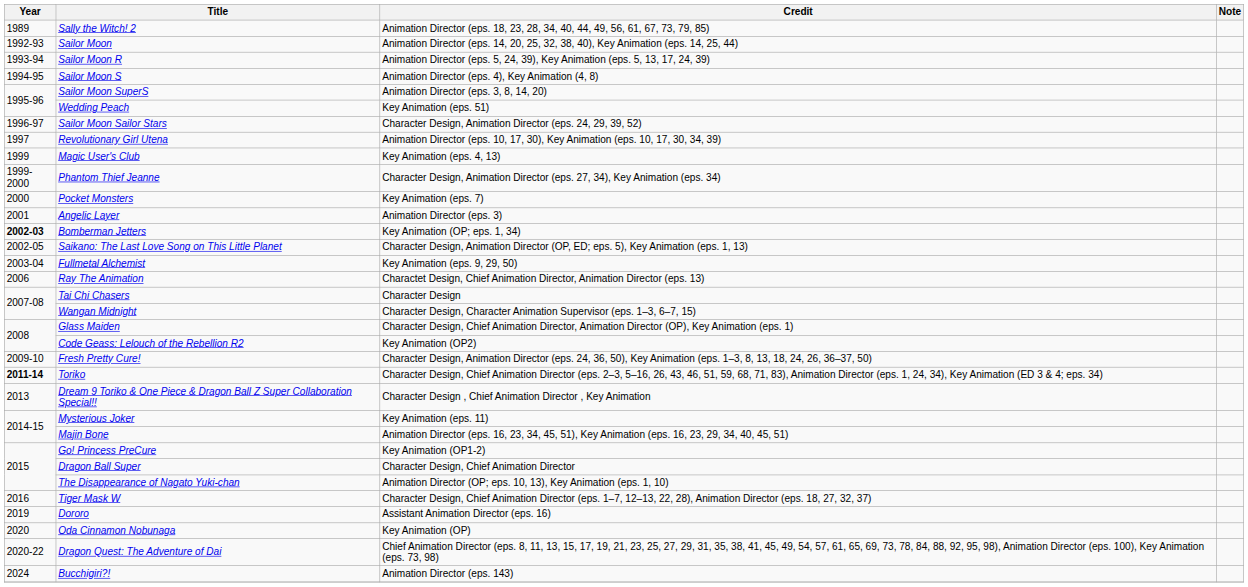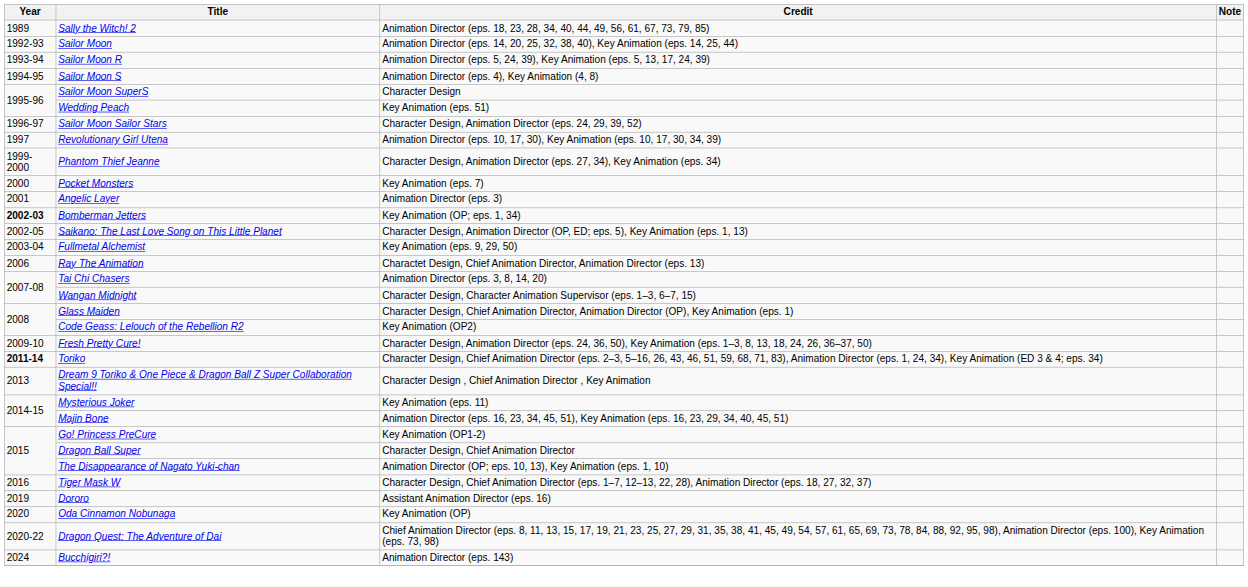(465, 92) Animation Director (eps. 3, 8, 14, 20) -> (421, 92) Character Design
- row: (99, 156)
(421, 295) Character Design -> (465, 279) Animation Director (eps. 3, 8, 14, 20)
